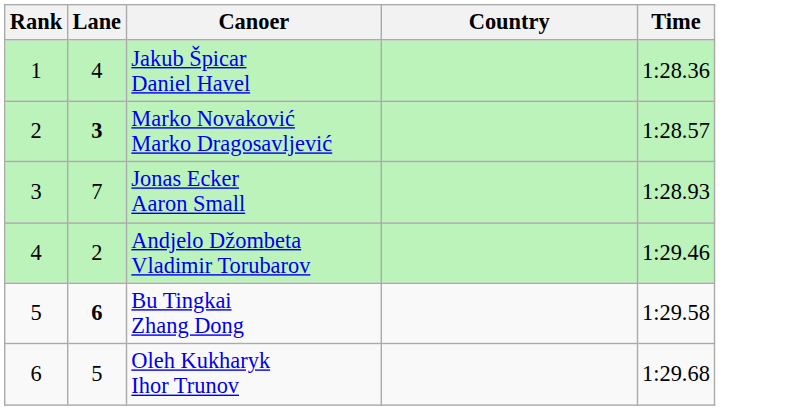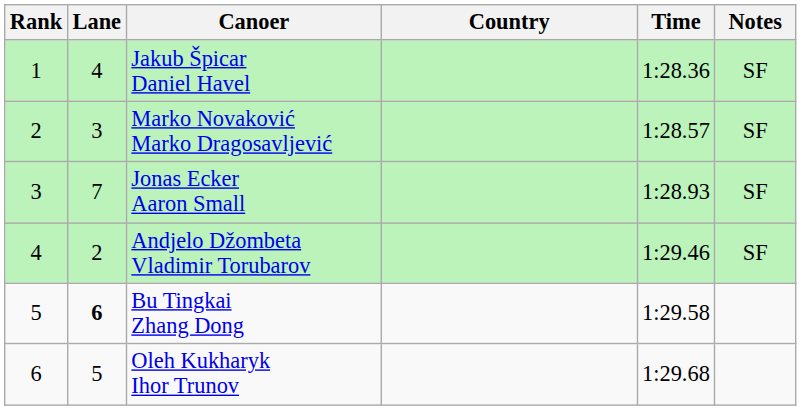+ column: (755, 22)
(97, 131) bold -> (97, 131) normal
